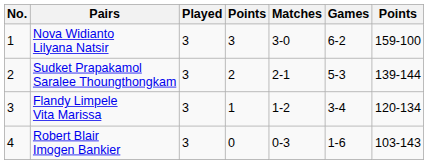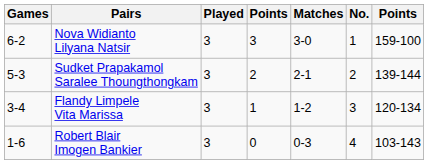columns swapped: (17, 14) <-> (348, 14)
